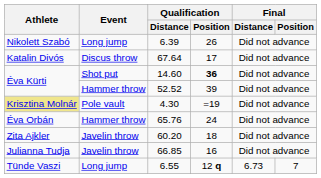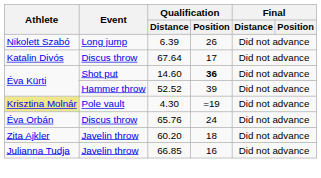(113, 120) Hammer throw -> (109, 120) Discus throw
- row: (169, 166)
